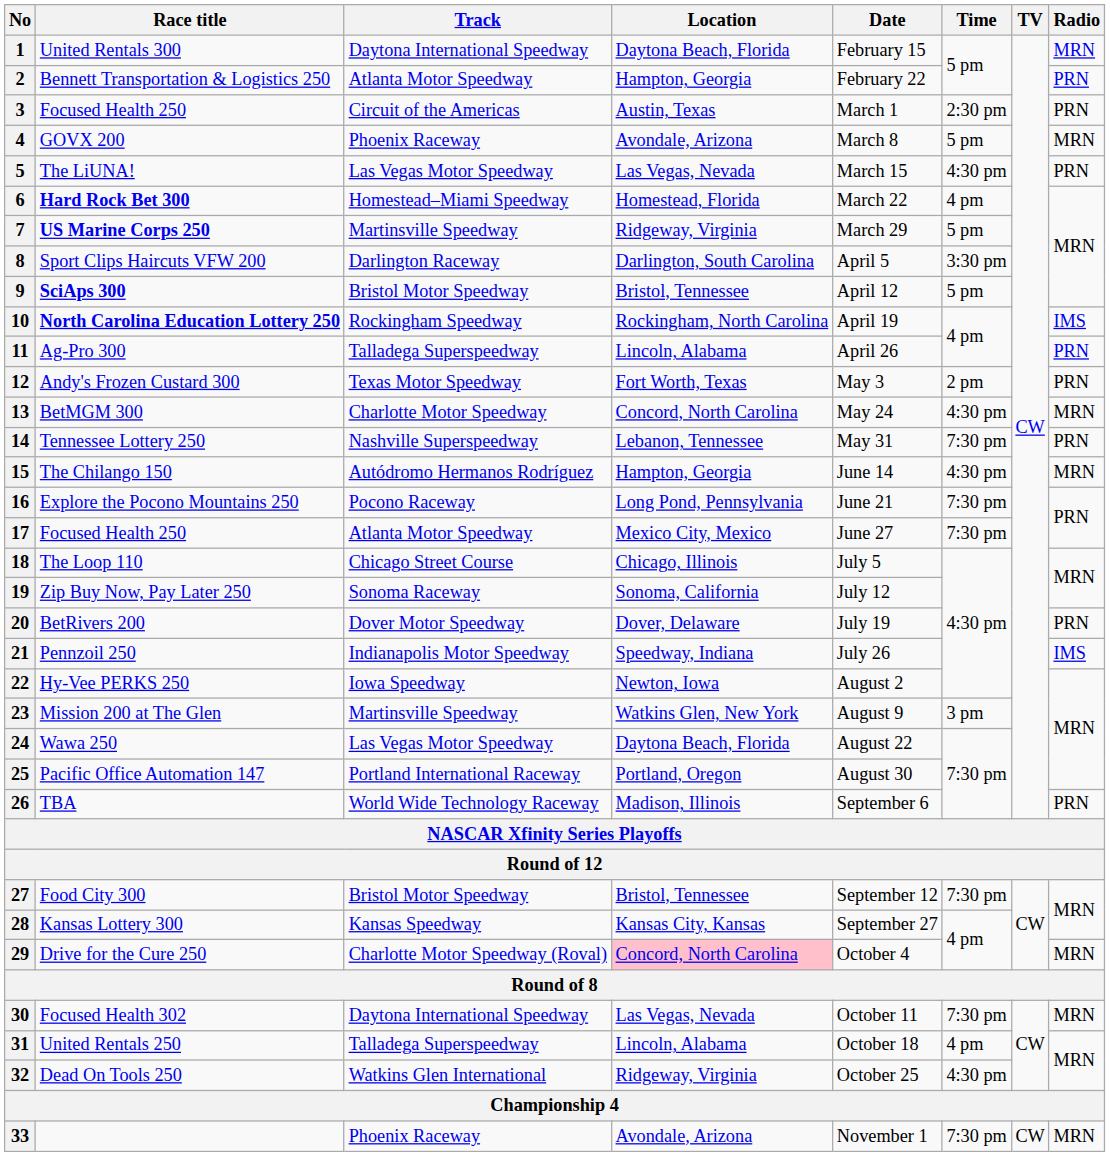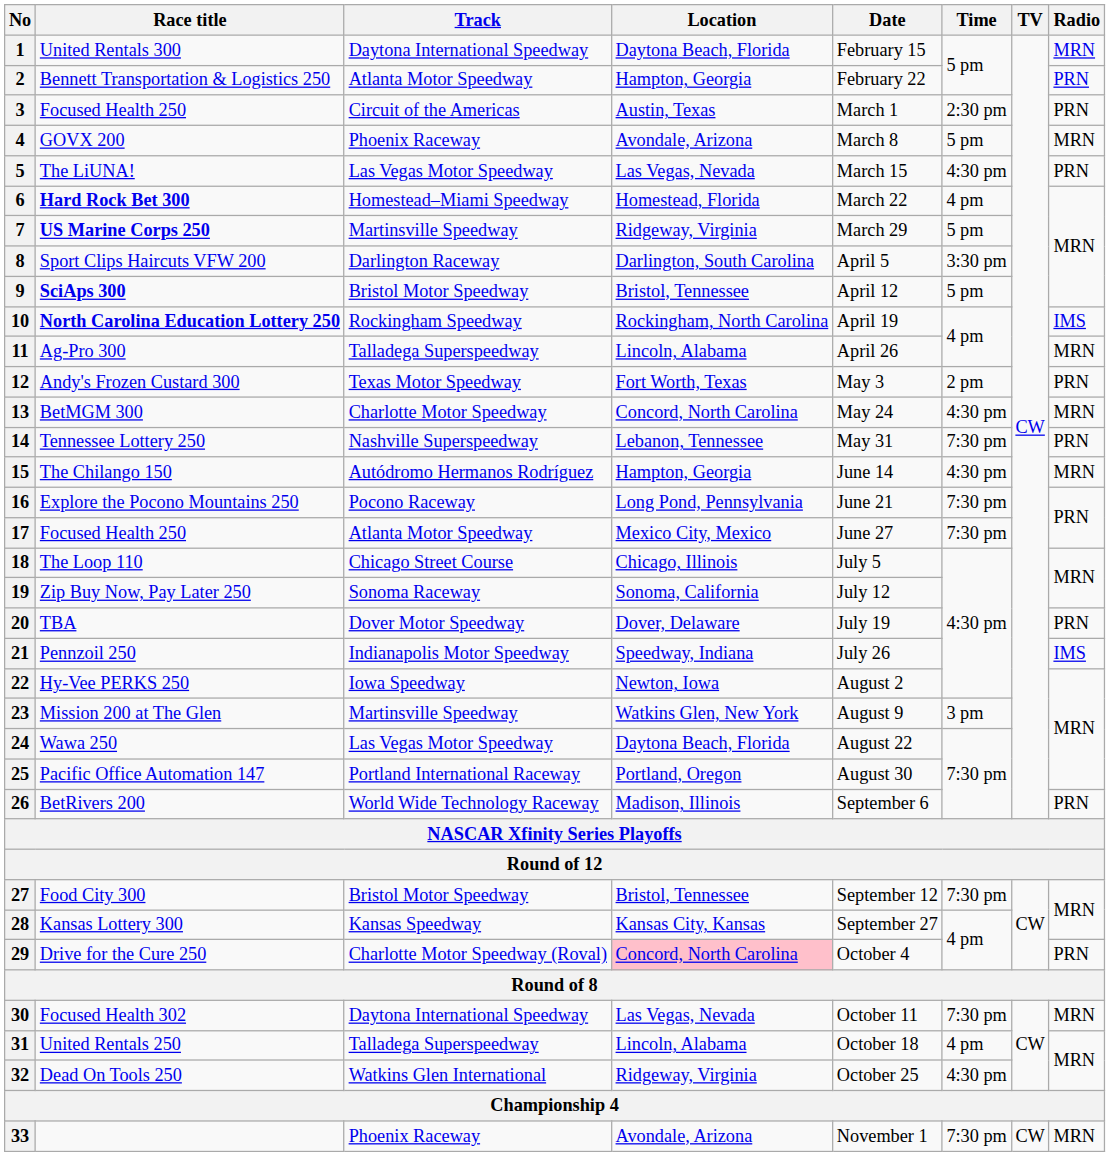(1071, 351) PRN -> (1074, 351) MRN
(92, 623) BetRivers 200 -> (58, 623) TBA
(58, 804) TBA -> (92, 804) BetRivers 200
(1074, 955) MRN -> (1071, 955) PRN
